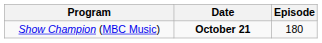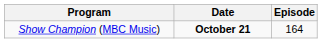(294, 29) 180 -> (294, 29) 164
